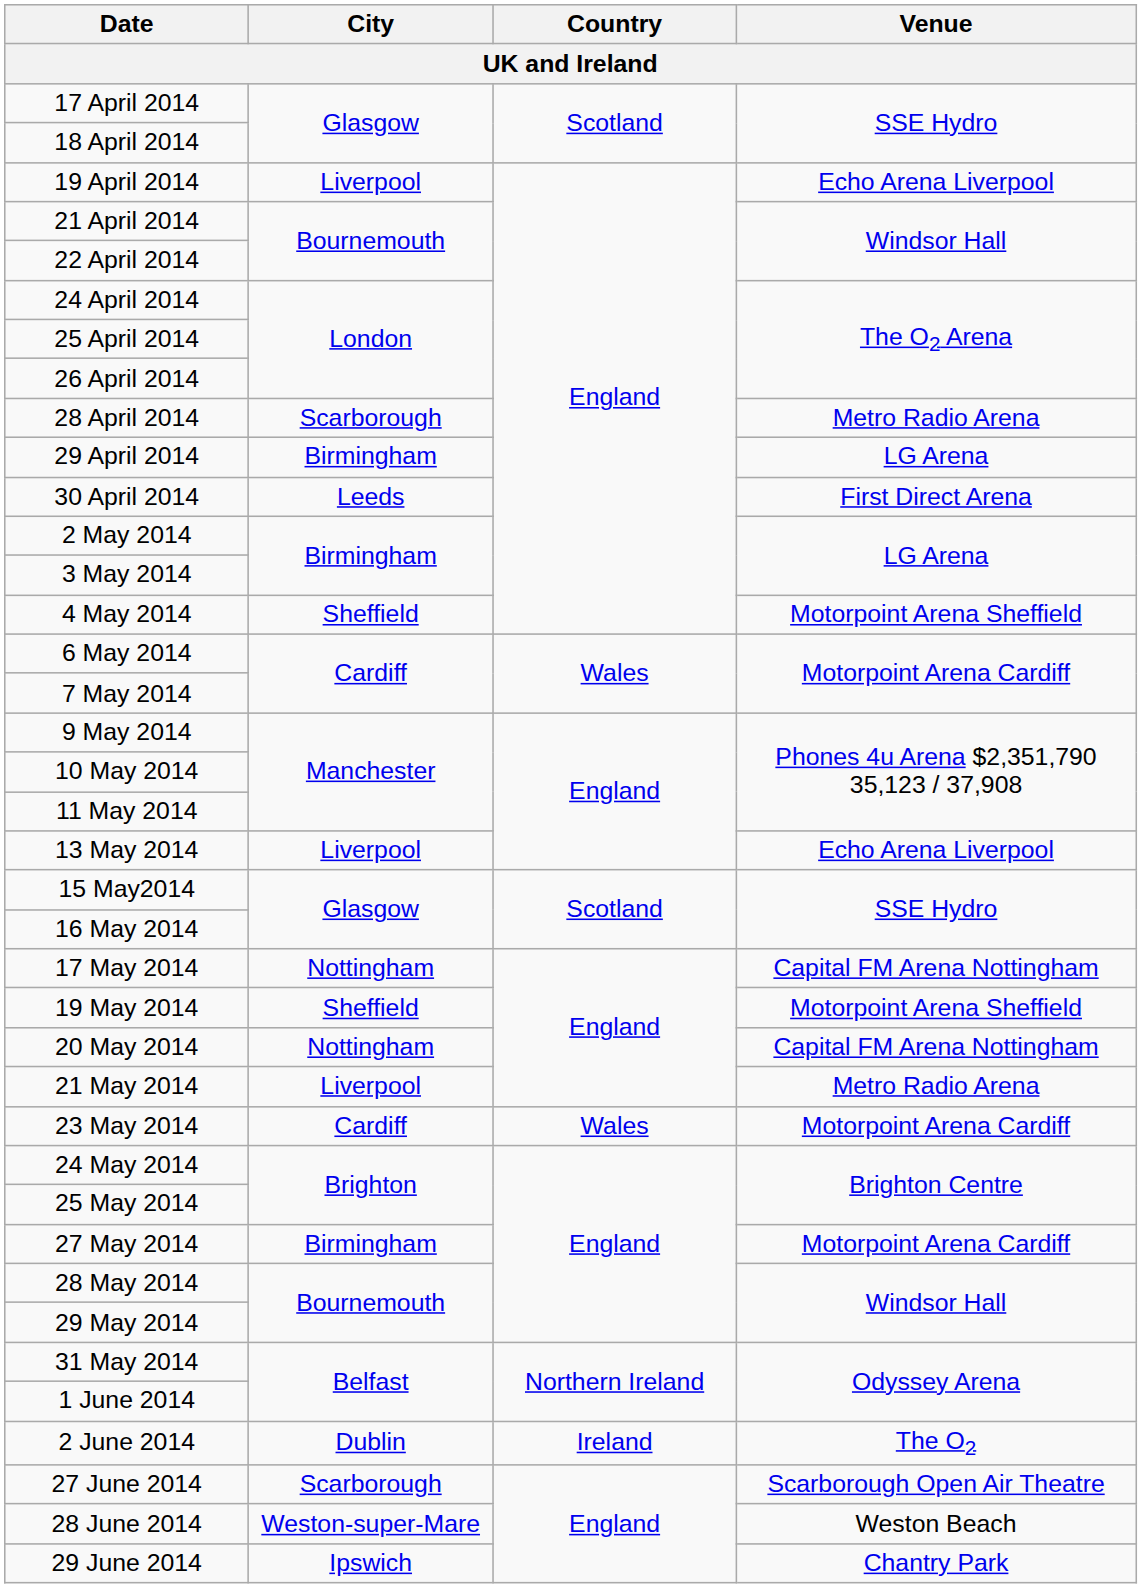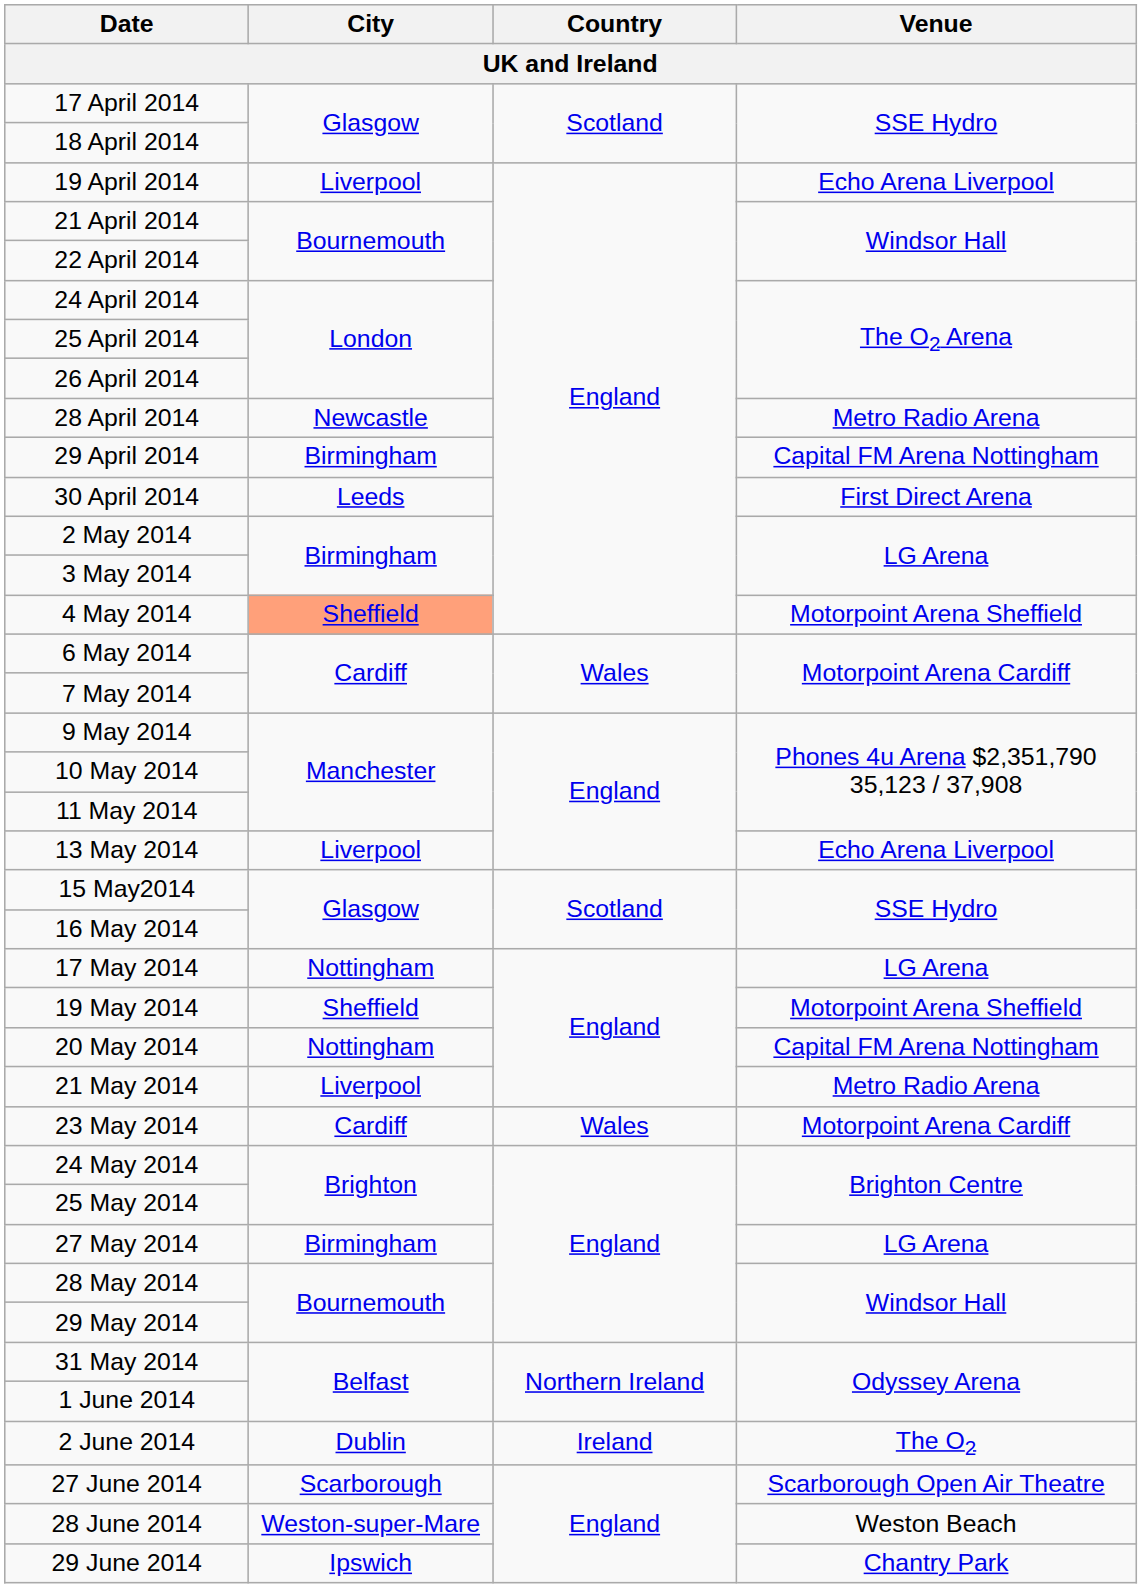(371, 417) Scarborough -> (371, 417) Newcastle
(936, 456) LG Arena -> (936, 456) Capital FM Arena Nottingham
(371, 614) no background -> (371, 614) lightsalmon background
(936, 968) Capital FM Arena Nottingham -> (936, 968) LG Arena
(936, 1243) Motorpoint Arena Cardiff -> (936, 1243) LG Arena
